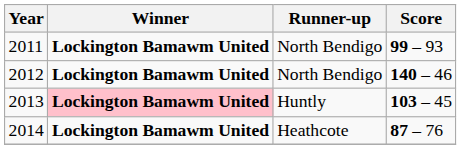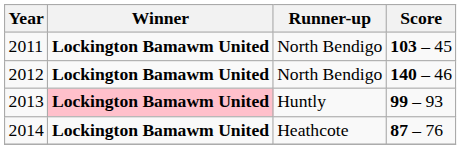(417, 46) 99 – 93 -> (421, 46) 103 – 45
(421, 102) 103 – 45 -> (417, 102) 99 – 93
